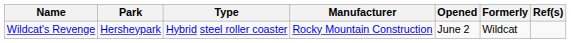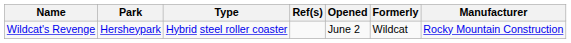columns swapped: (362, 13) <-> (548, 13)
